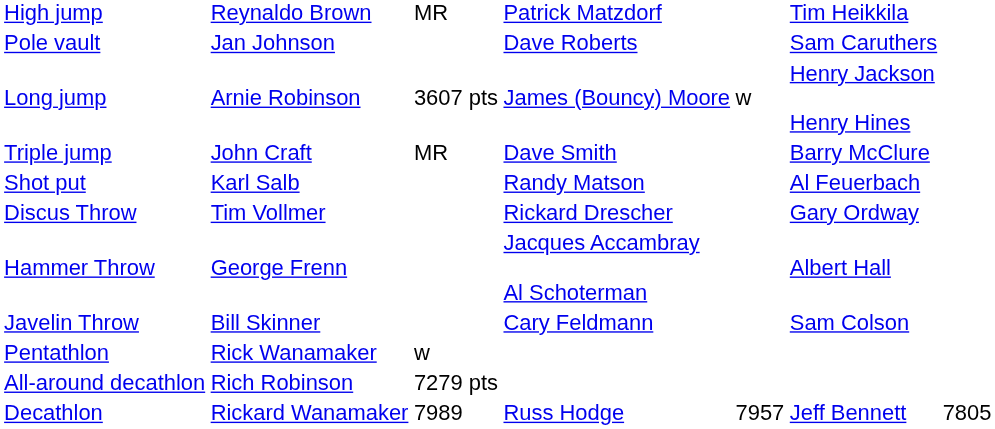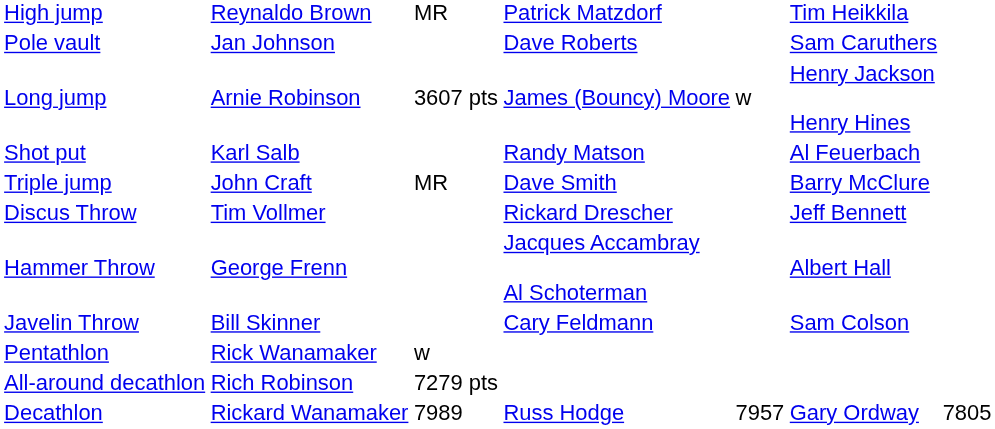rows swapped: (58, 152) <-> (45, 183)
(854, 213) Gary Ordway -> (848, 213) Jeff Bennett
(848, 413) Jeff Bennett -> (854, 413) Gary Ordway
